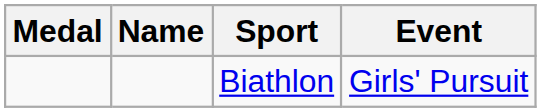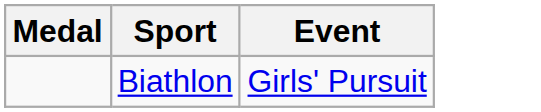- column: (161, 31)
